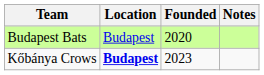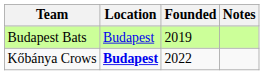(178, 37) 2020 -> (178, 37) 2019
(178, 59) 2023 -> (178, 59) 2022
